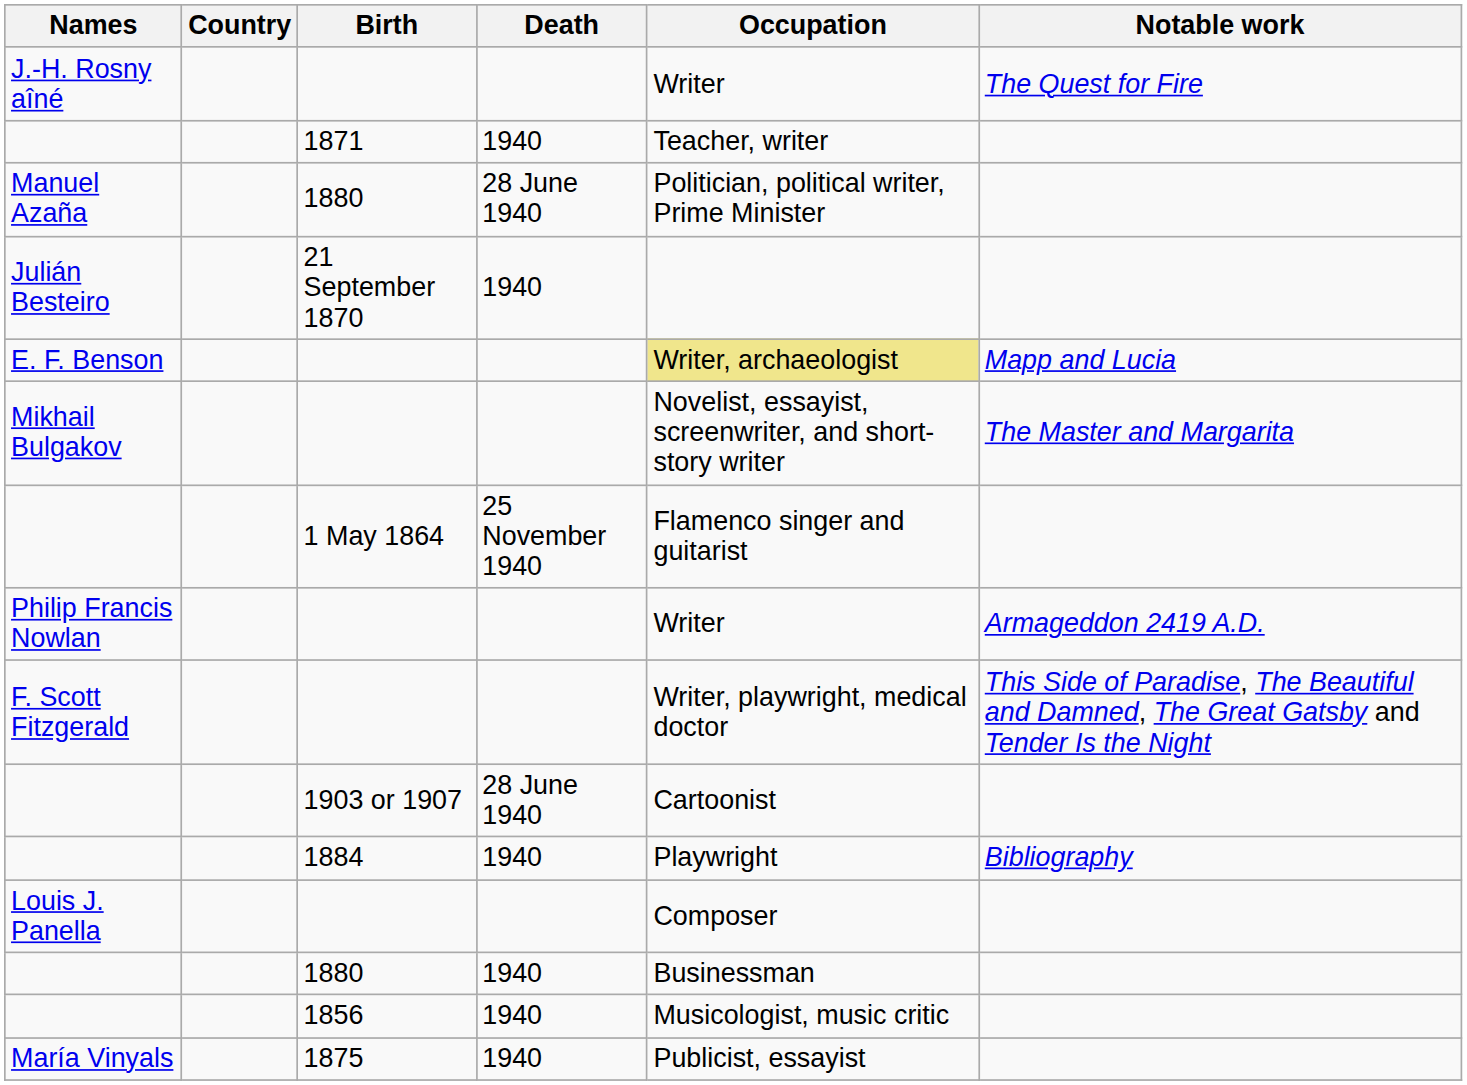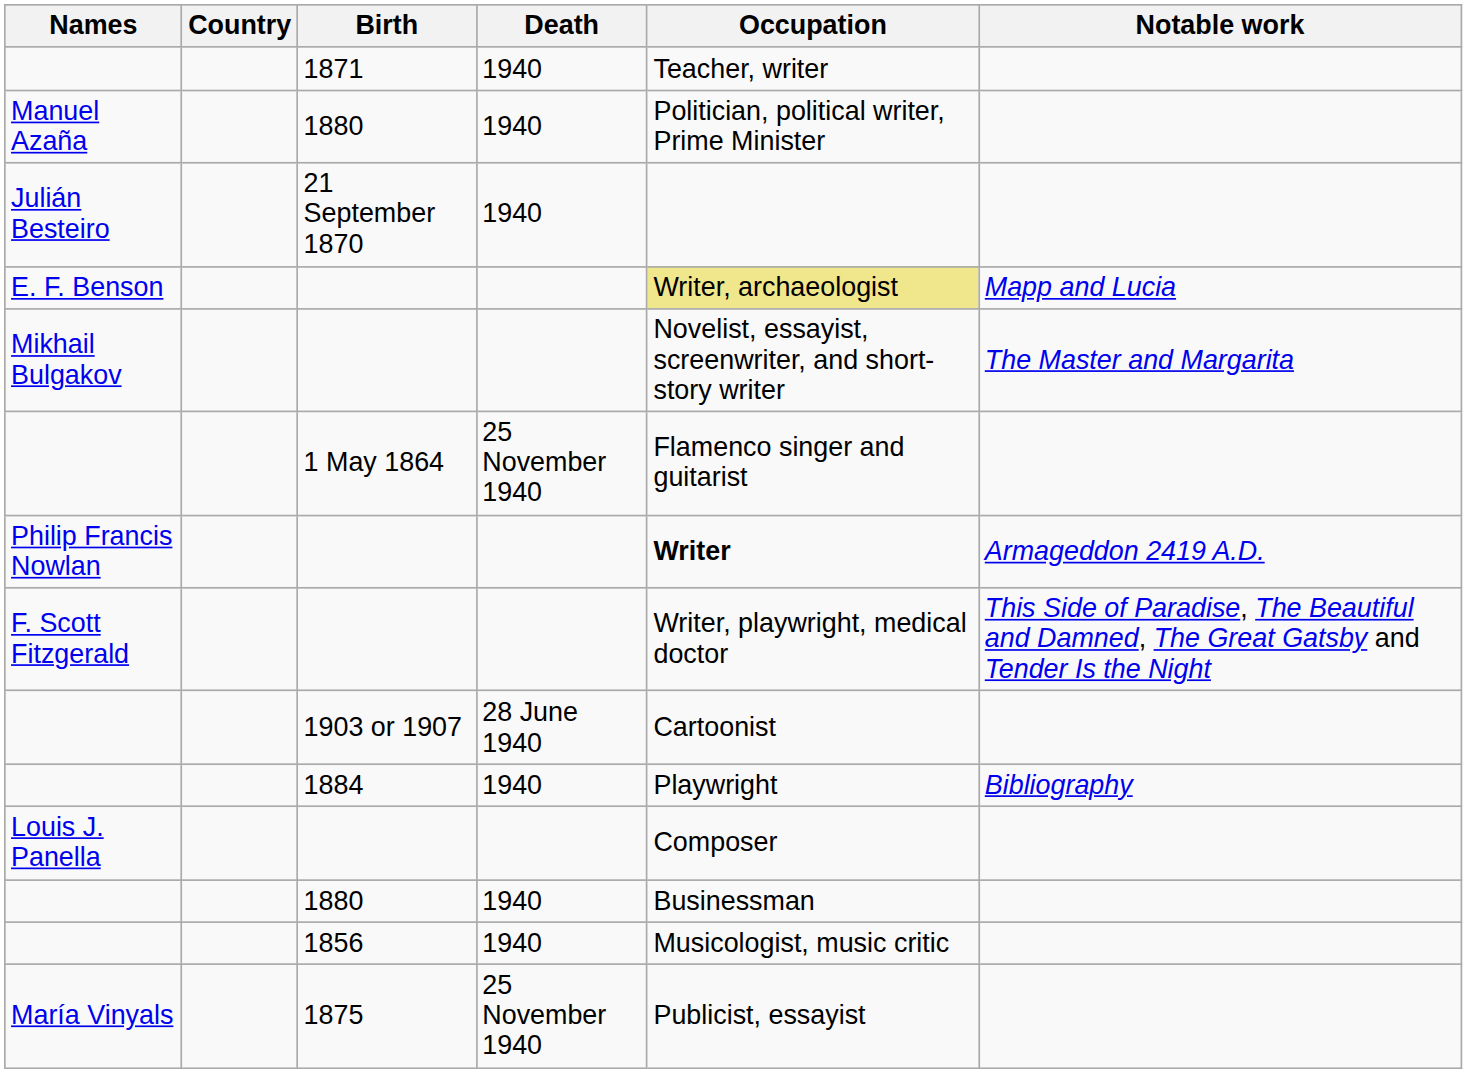- row: (81, 83)
(530, 199) 28 June 1940 -> (512, 126) 1940
(689, 623) normal -> (692, 551) bold
(512, 1058) 1940 -> (544, 1015) 25 November 1940
